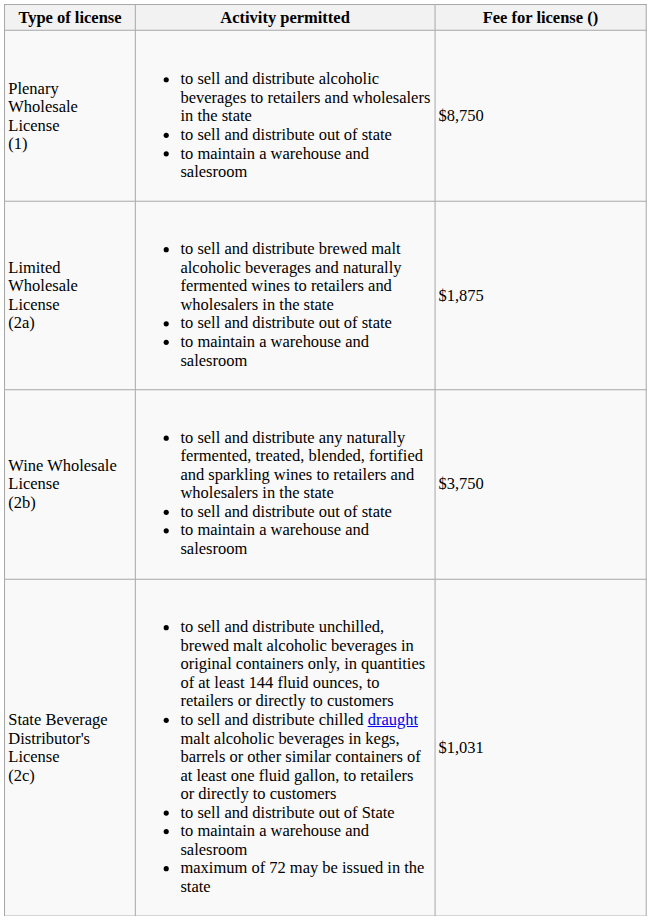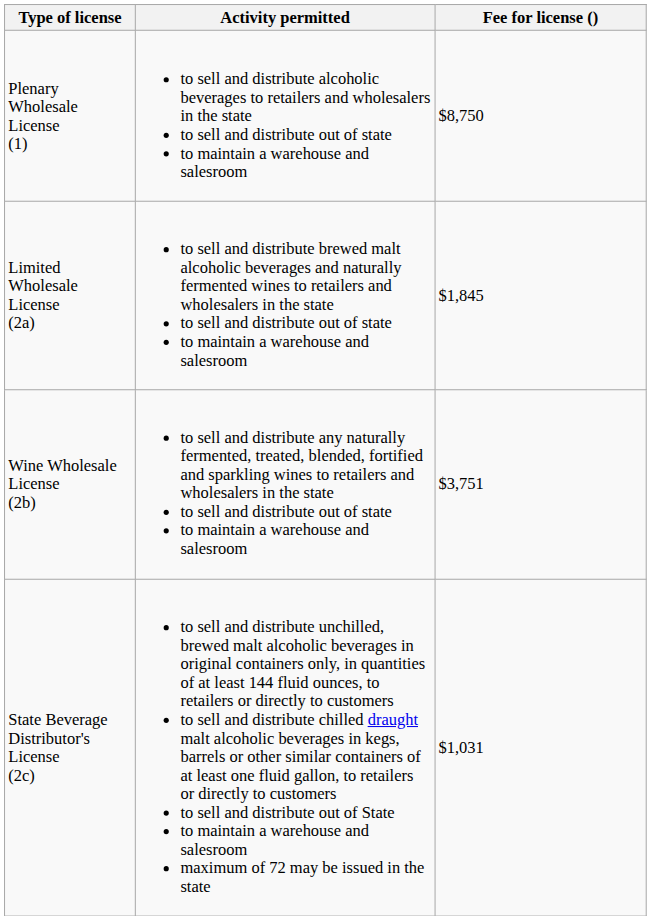(461, 295) $1,875 -> (461, 295) $1,845
(461, 484) $3,750 -> (461, 484) $3,751
